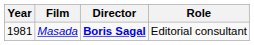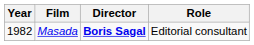(20, 31) 1981 -> (20, 31) 1982
